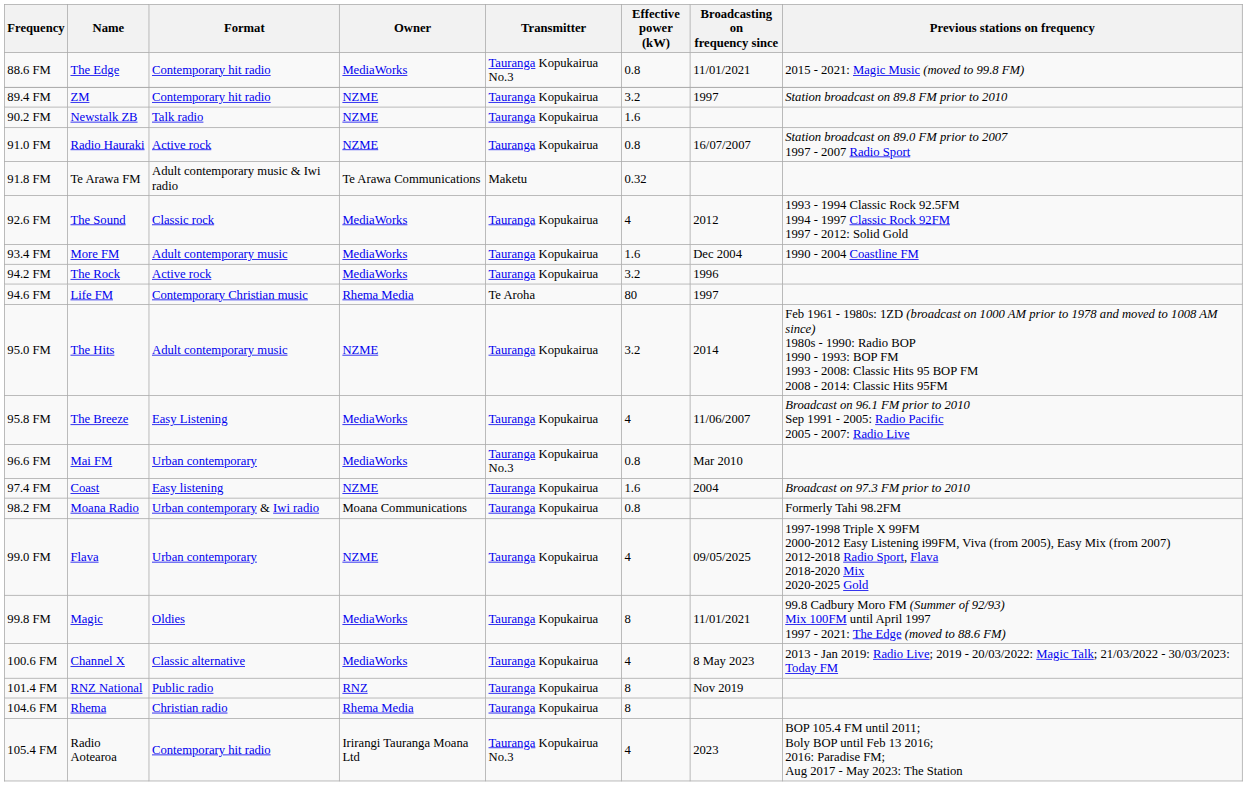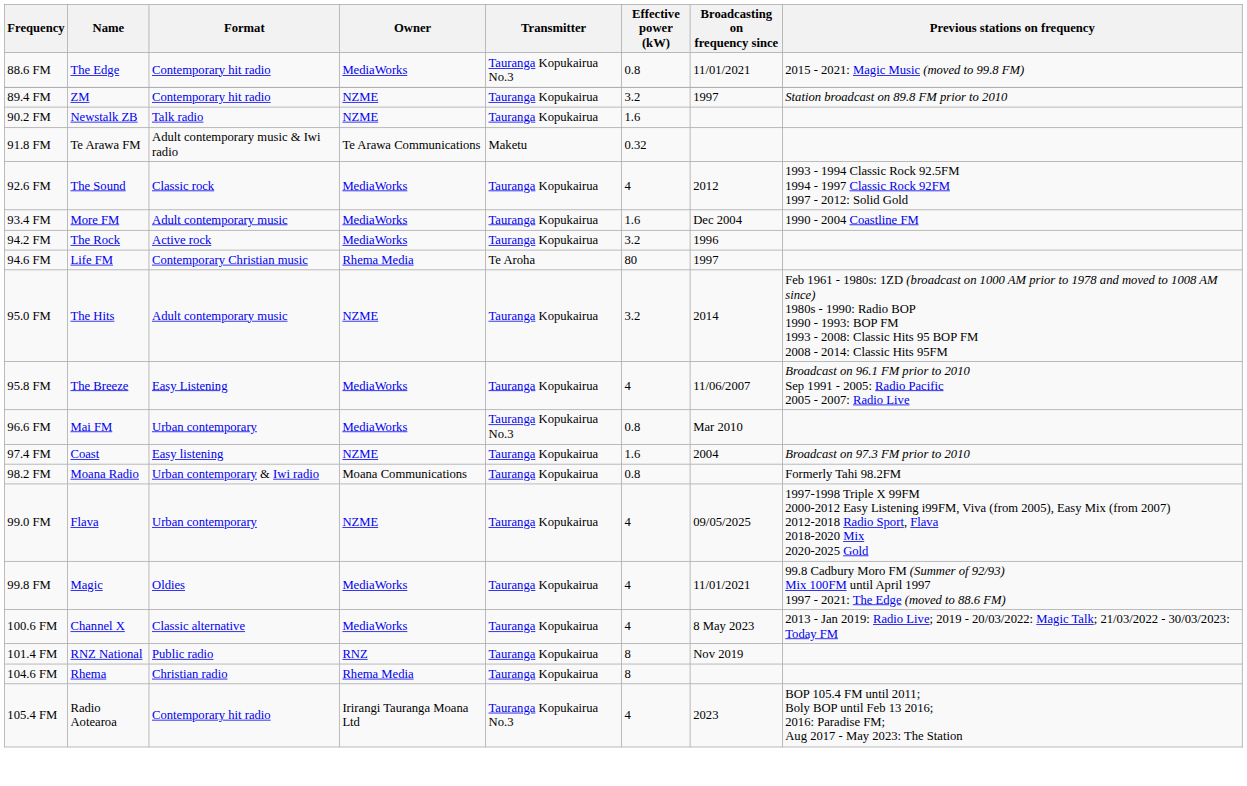- row: (29, 144)
(628, 619) 8 -> (628, 585) 4
